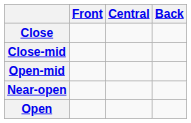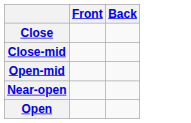- column: (129, 14)
